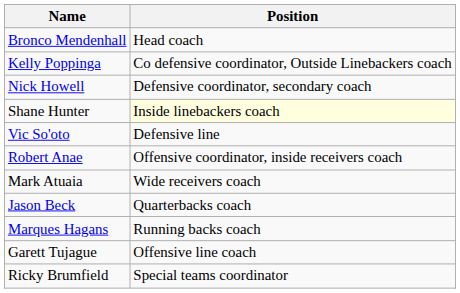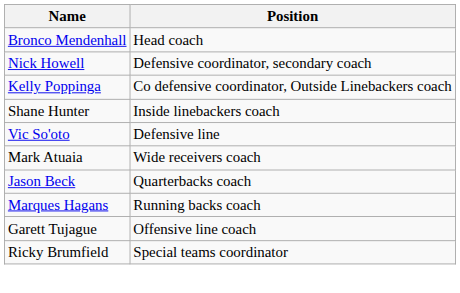rows swapped: (46, 87) <-> (54, 63)
(206, 110) lightyellow background -> (206, 110) no background
- row: (45, 157)
